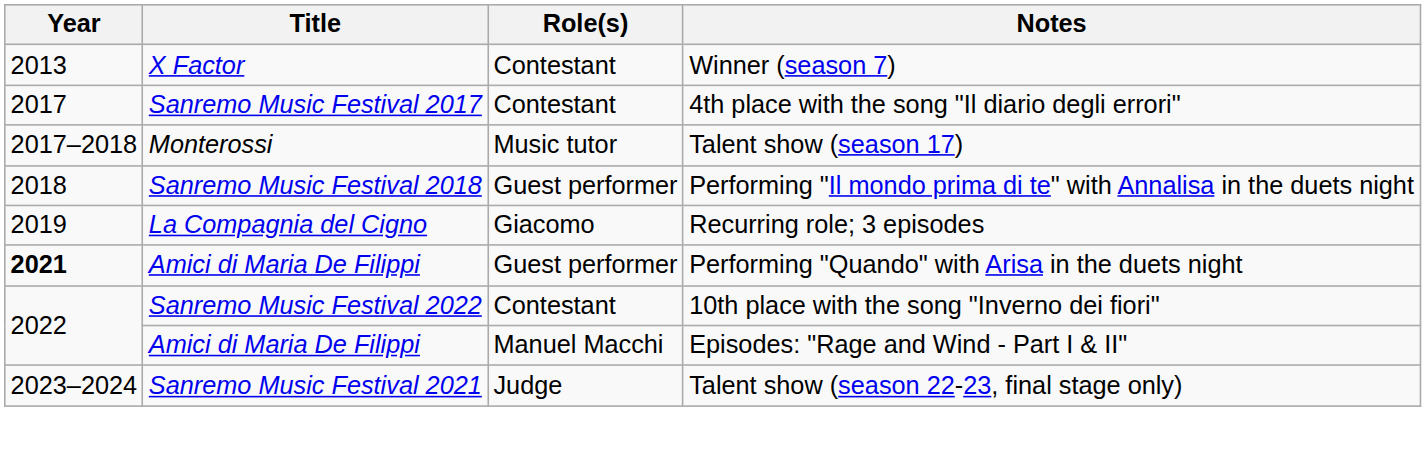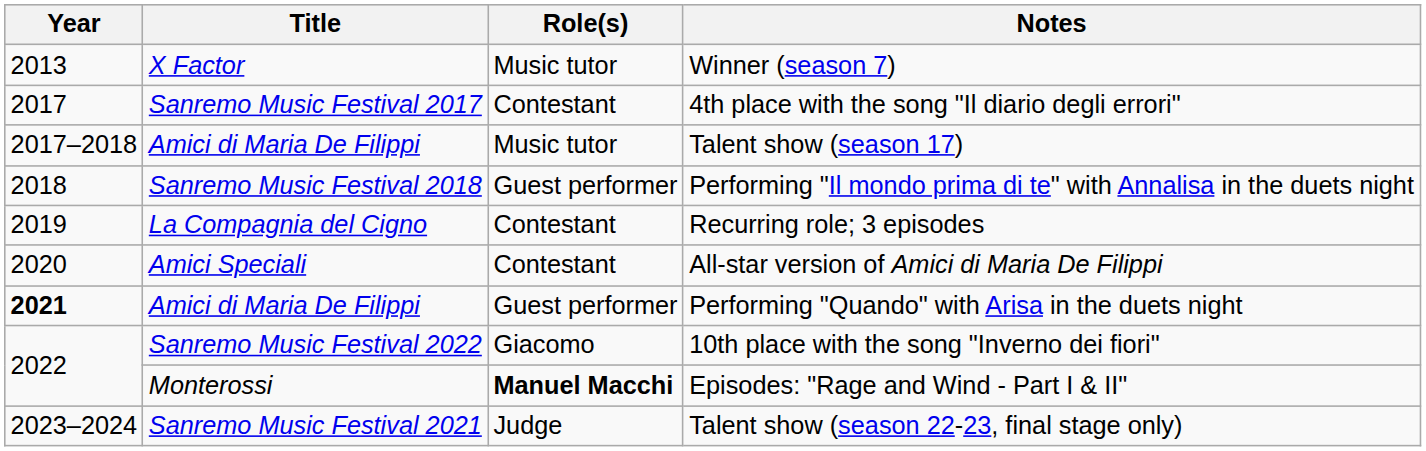(555, 64) Contestant -> (555, 64) Music tutor
(211, 144) Monterossi -> (284, 144) Amici di Maria De Filippi
(544, 225) Giacomo -> (555, 225) Contestant
+ row: (926, 265)
(555, 305) Contestant -> (544, 345) Giacomo
(284, 345) Amici di Maria De Filippi -> (211, 385) Monterossi
(578, 345) normal -> (583, 385) bold
